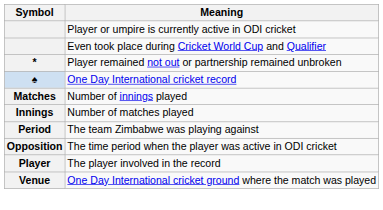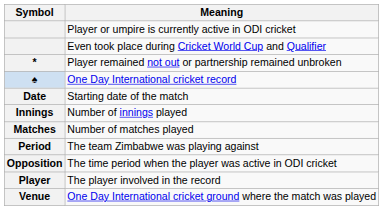+ row: (128, 96)
(35, 96) Matches -> (35, 113) Innings
(35, 113) Innings -> (35, 130) Matches
